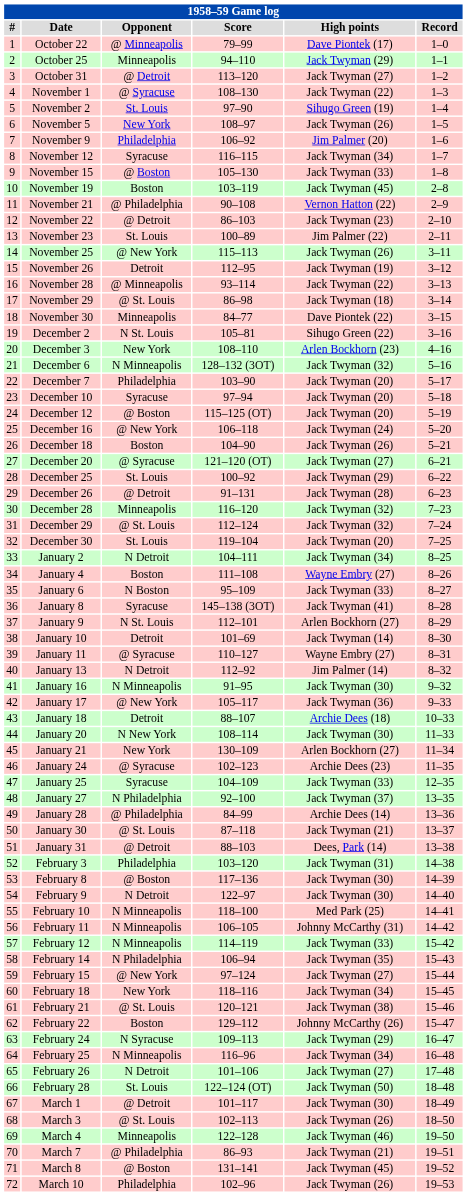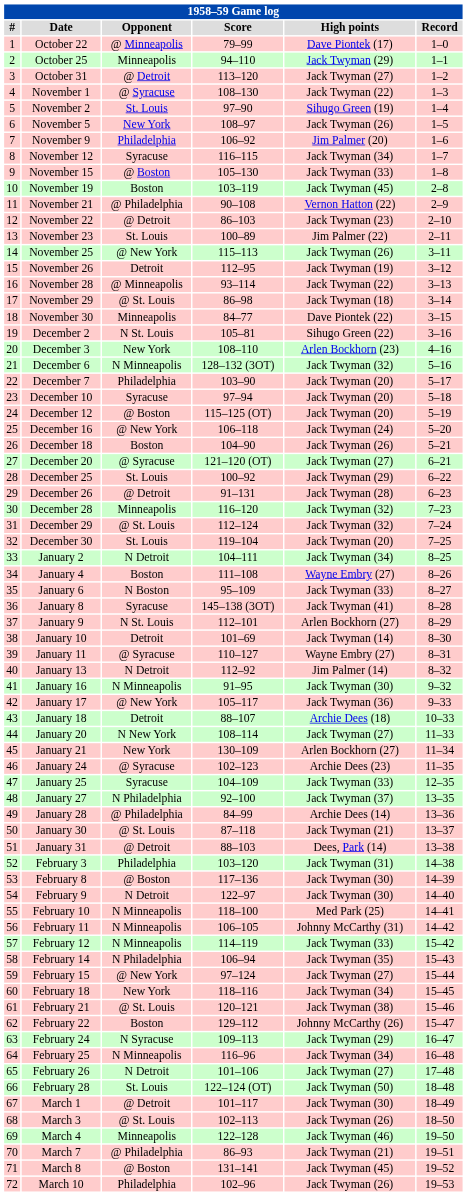(350, 734) Jack Twyman (30) -> (350, 734) Jack Twyman (27)
